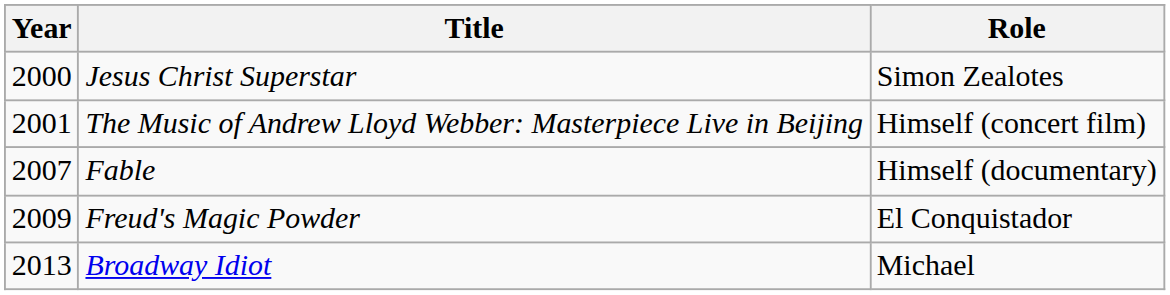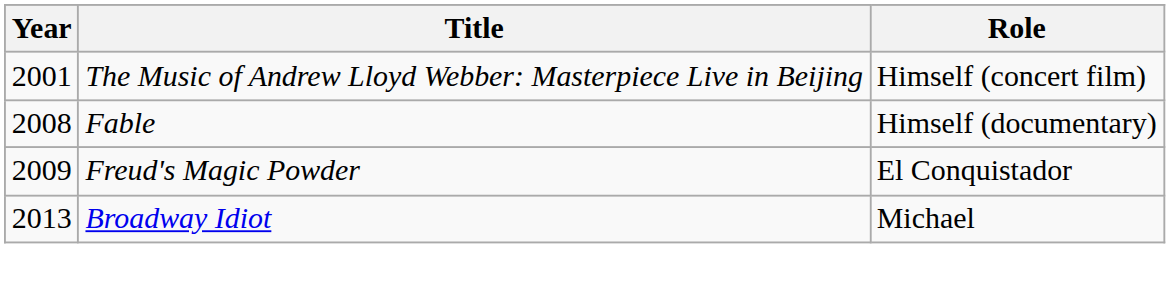- row: (221, 75)
(42, 170) 2007 -> (42, 123) 2008
